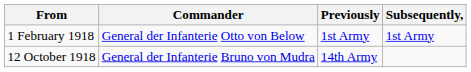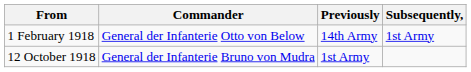(345, 35) 1st Army -> (349, 35) 14th Army
(349, 56) 14th Army -> (345, 56) 1st Army
